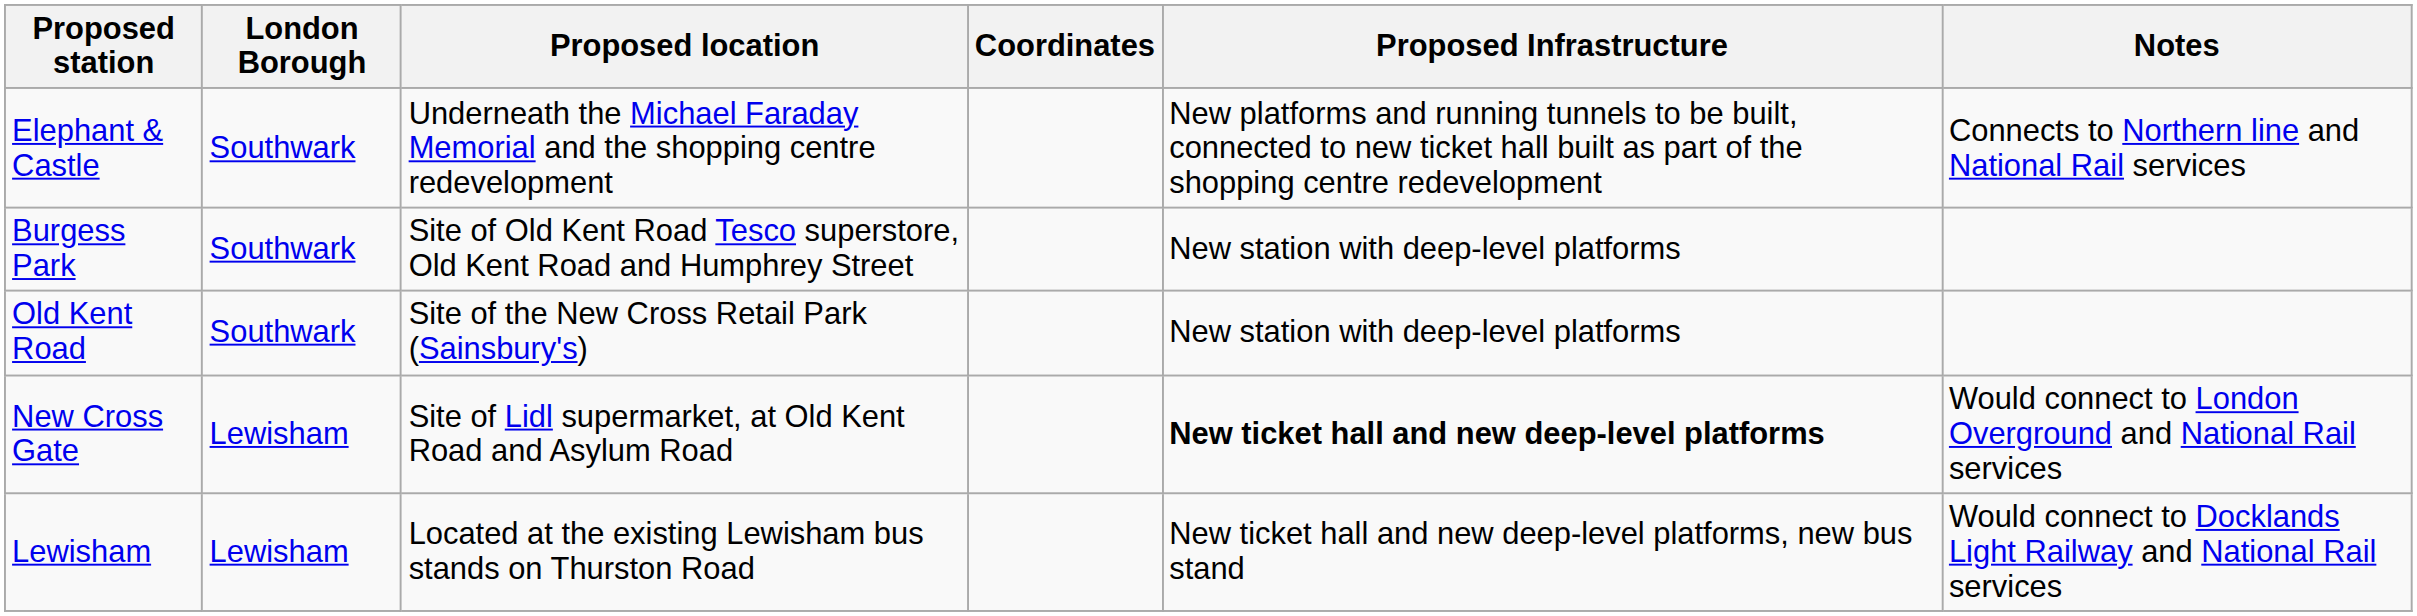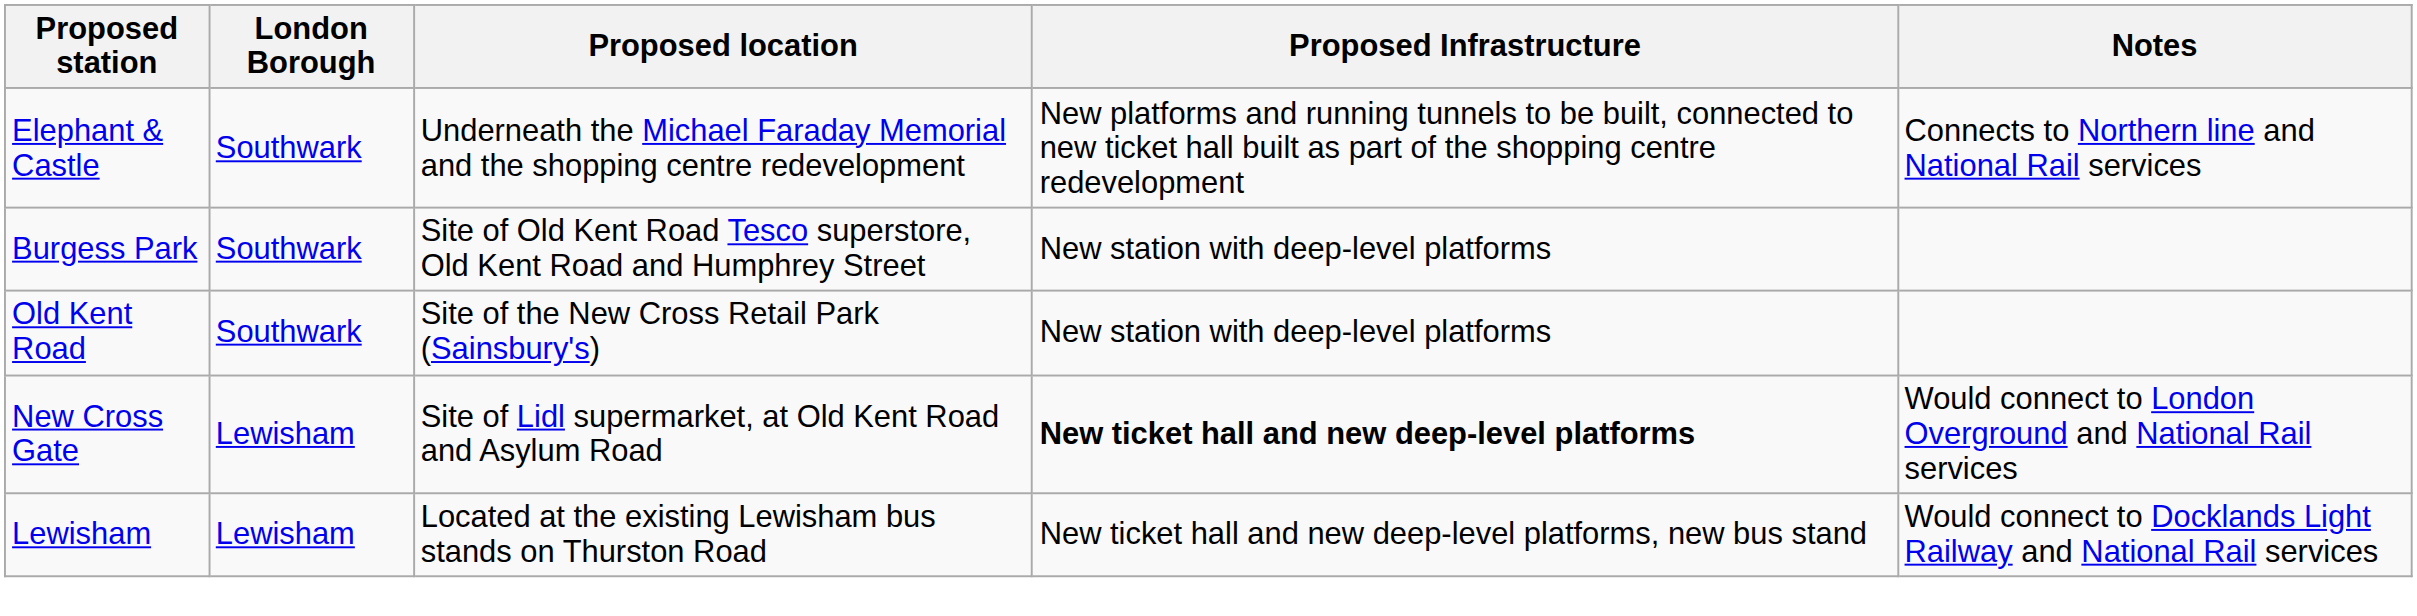- column: (1065, 46)
